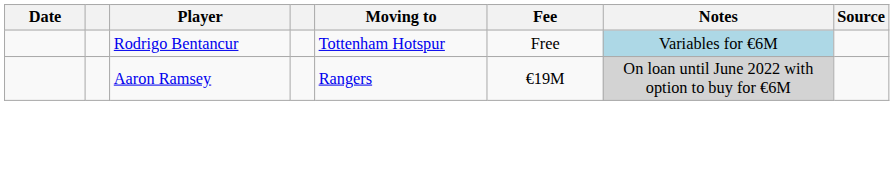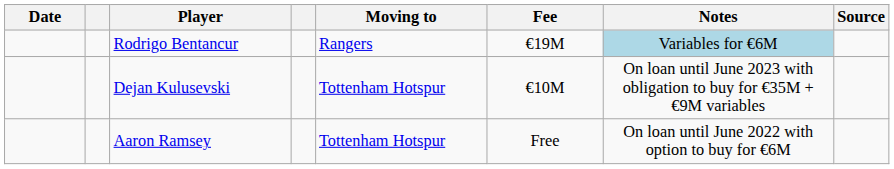(382, 43) Tottenham Hotspur -> (346, 43) Rangers
(545, 43) Free -> (545, 43) €19M
+ row: (172, 87)
(345, 78) Rangers -> (382, 140) Tottenham Hotspur
(545, 78) €19M -> (545, 140) Free
(718, 78) lightgrey background -> (718, 140) no background
